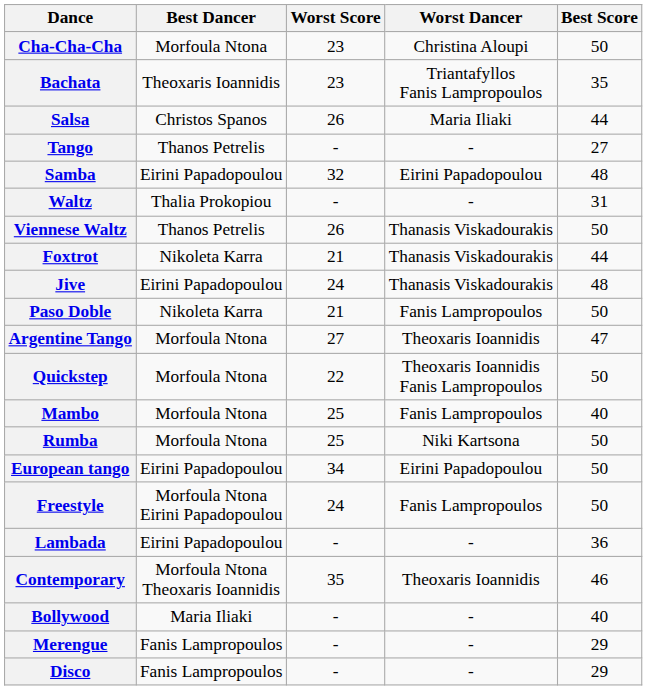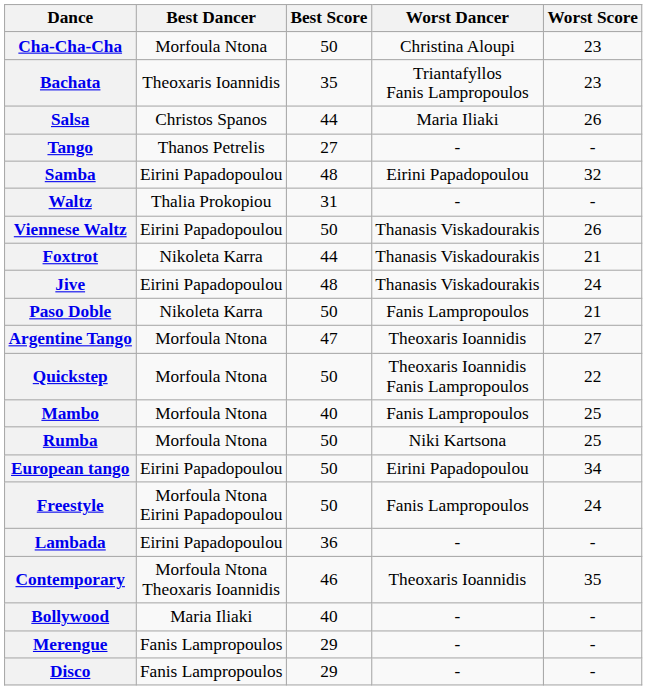columns swapped: (599, 18) <-> (336, 18)
(211, 229) Thanos Petrelis -> (211, 229) Eirini Papadopoulou
